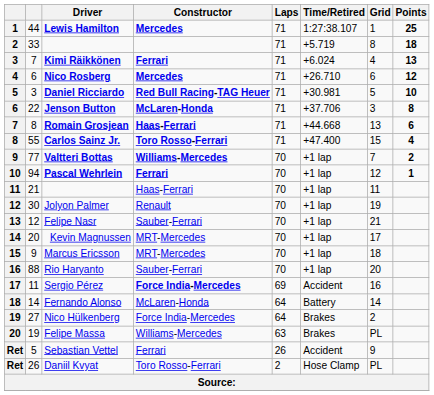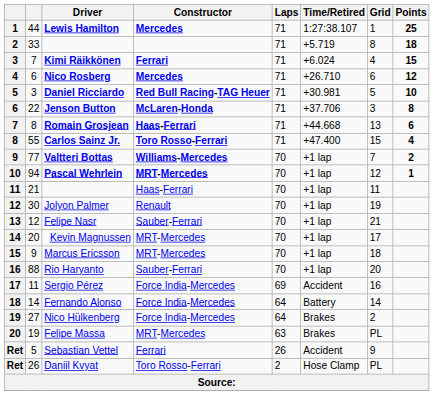(411, 60) 13 -> (411, 60) 15
(152, 173) Ferrari -> (172, 173) MRT-Mercedes
(188, 285) bold -> (185, 285) normal
(172, 301) McLaren-Honda -> (185, 301) Force India-Mercedes
(179, 334) Williams-Mercedes -> (171, 334) MRT-Mercedes
